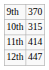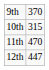(35, 42) 414 -> (35, 42) 470
